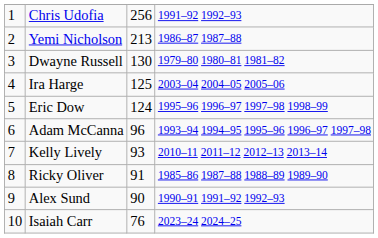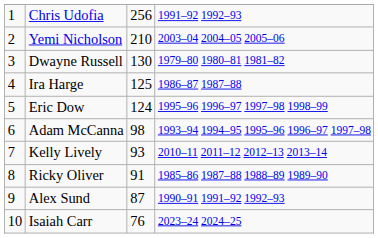(141, 38) 213 -> (141, 38) 210
(200, 38) 1986–87 1987–88 -> (221, 38) 2003–04 2004–05 2005–06
(221, 84) 2003–04 2004–05 2005–06 -> (200, 84) 1986–87 1987–88
(137, 130) 96 -> (137, 130) 98
(137, 198) 90 -> (137, 198) 87
